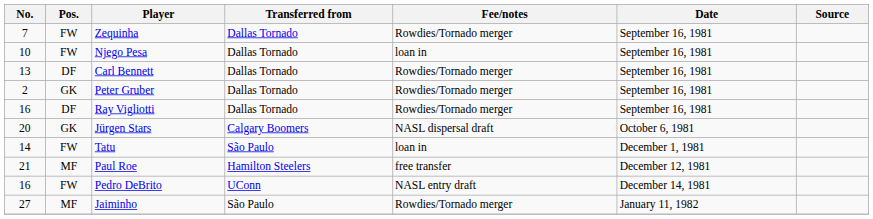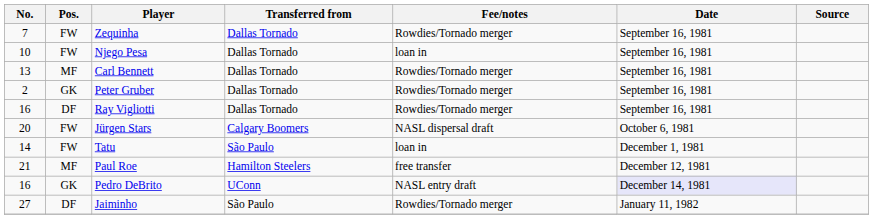(69, 71) DF -> (69, 71) MF
(69, 128) GK -> (69, 128) FW
(69, 185) FW -> (69, 185) GK
(665, 185) no background -> (665, 185) lavender background
(69, 204) MF -> (69, 204) DF
